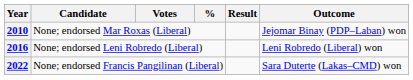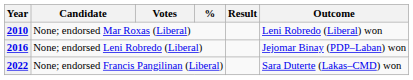(334, 31) Jejomar Binay (PDP–Laban) won -> (322, 31) Leni Robredo (Liberal) won
(322, 48) Leni Robredo (Liberal) won -> (334, 48) Jejomar Binay (PDP–Laban) won
